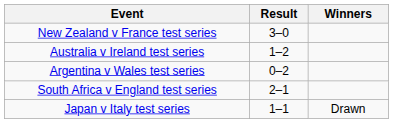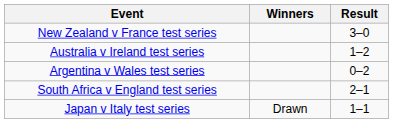columns swapped: (279, 14) <-> (348, 14)
